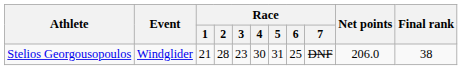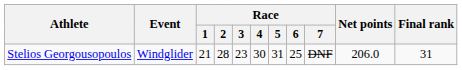(426, 54) 38 -> (426, 54) 31
